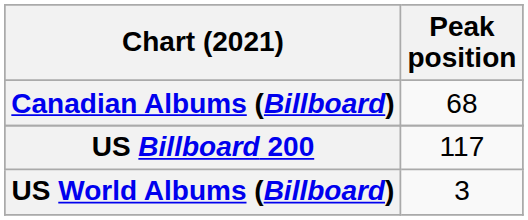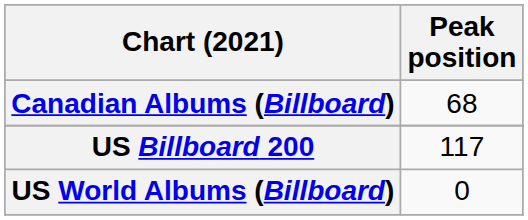(462, 191) 3 -> (462, 191) 0
